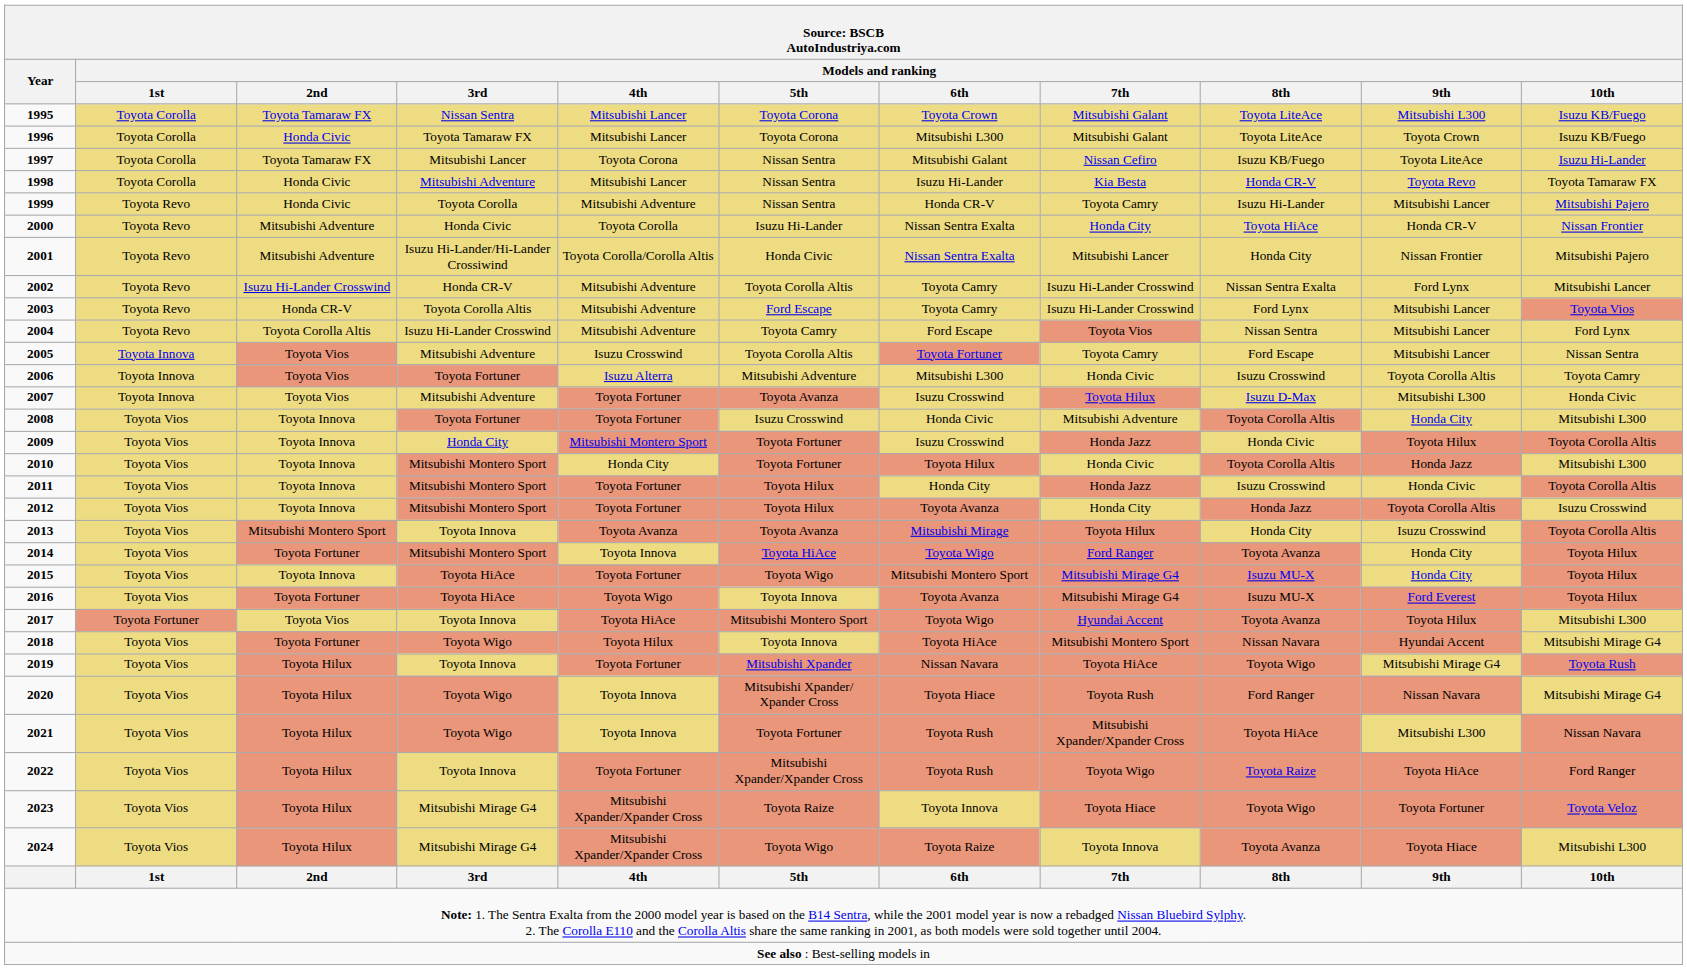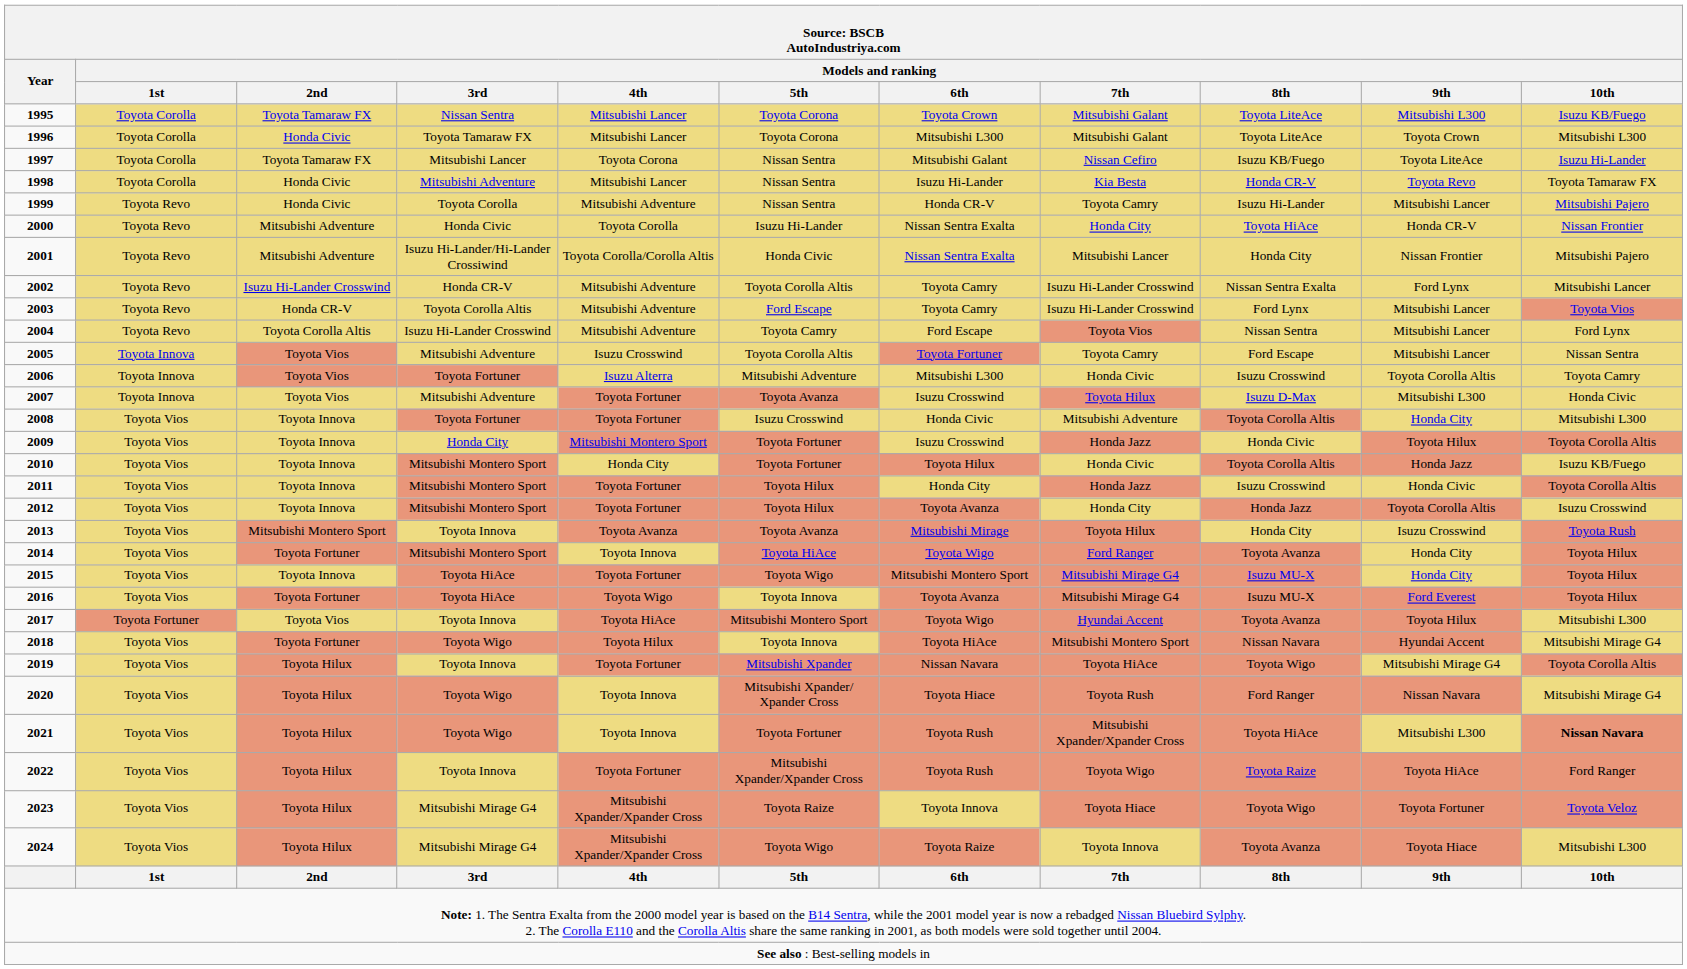(1602, 137) Isuzu KB/Fuego -> (1602, 137) Mitsubishi L300
(1602, 464) Mitsubishi L300 -> (1602, 464) Isuzu KB/Fuego
(1602, 531) Toyota Corolla Altis -> (1602, 531) Toyota Rush
(1602, 664) Toyota Rush -> (1602, 664) Toyota Corolla Altis
(1602, 732) normal -> (1602, 732) bold
